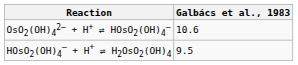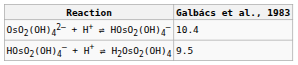(187, 30) 10.6 -> (187, 30) 10.4
